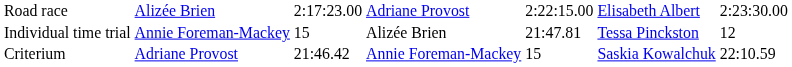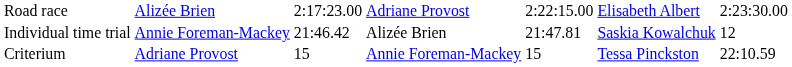(302, 32) 15 -> (322, 32) 21:46.42
(648, 32) Tessa Pinckston -> (657, 32) Saskia Kowalchuk
(322, 54) 21:46.42 -> (302, 54) 15
(657, 54) Saskia Kowalchuk -> (648, 54) Tessa Pinckston
